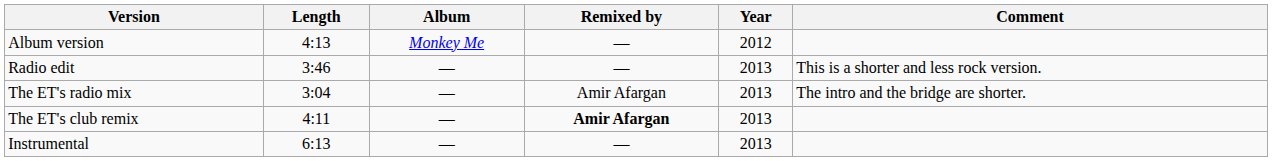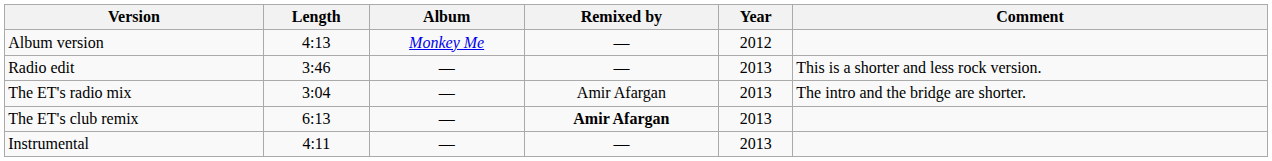(316, 118) 4:11 -> (316, 118) 6:13
(316, 144) 6:13 -> (316, 144) 4:11
